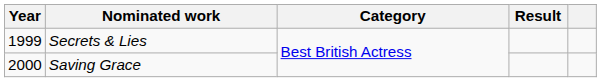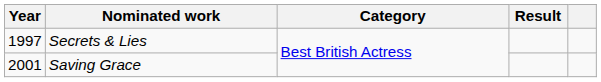(25, 40) 1999 -> (25, 40) 1997
(25, 64) 2000 -> (25, 64) 2001
